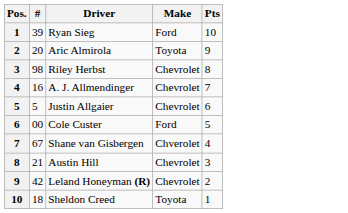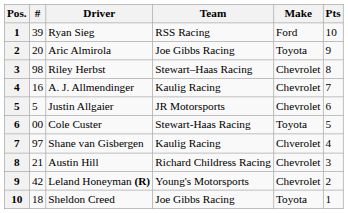+ column: (213, 13)
(166, 125) Ford -> (292, 125) Toyota
(37, 143) 67 -> (37, 143) 97
